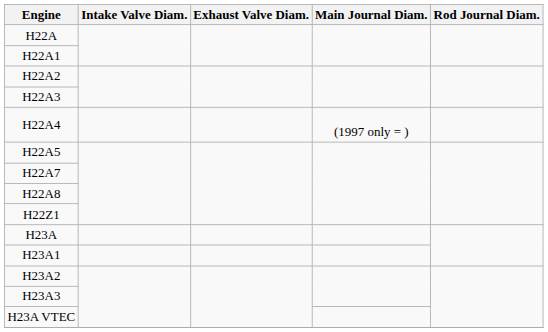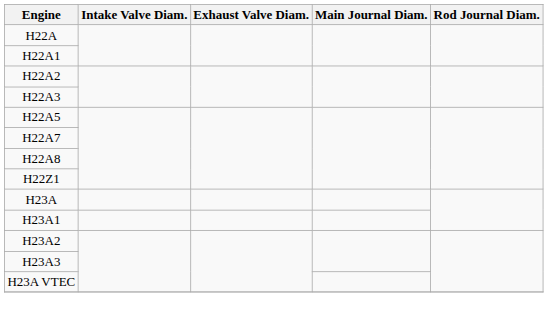- row: (41, 124)
